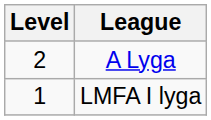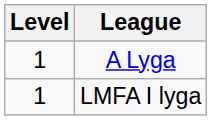(40, 59) 2 -> (40, 59) 1
